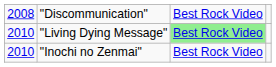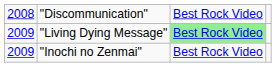(21, 33) 2010 -> (21, 33) 2009
(21, 52) 2010 -> (21, 52) 2009
